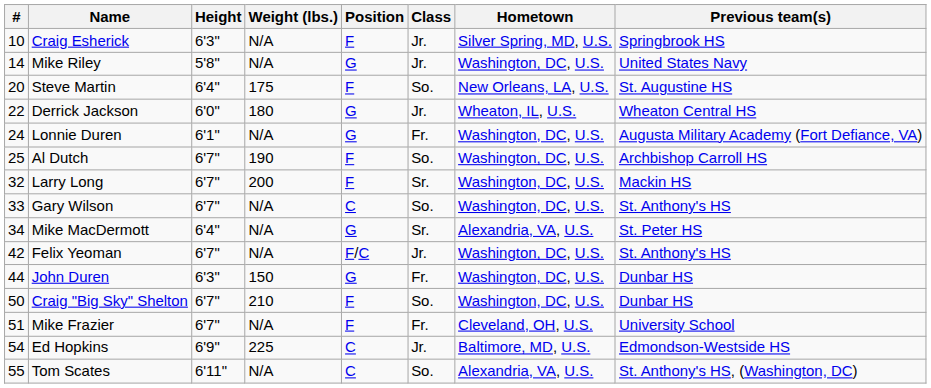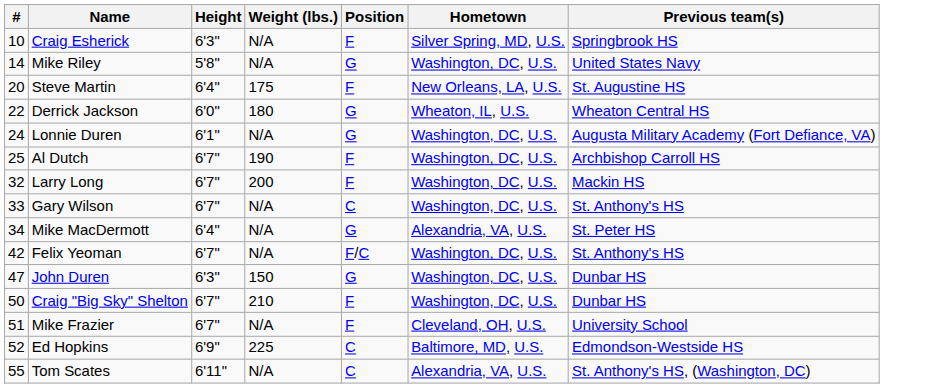- column: (431, 17)
(16, 277) 44 -> (16, 277) 47
(16, 348) 54 -> (16, 348) 52
